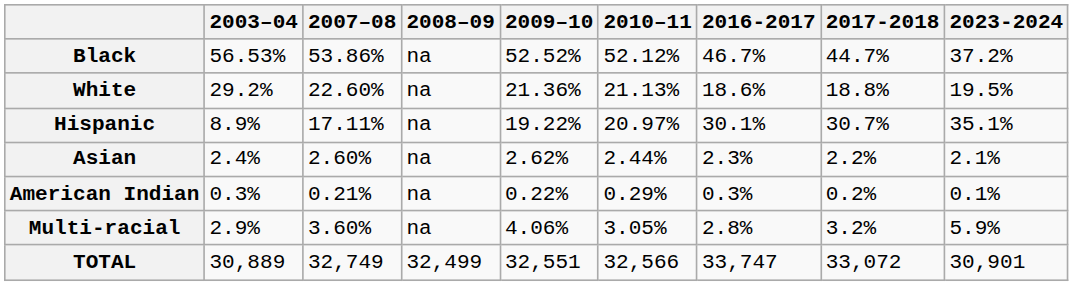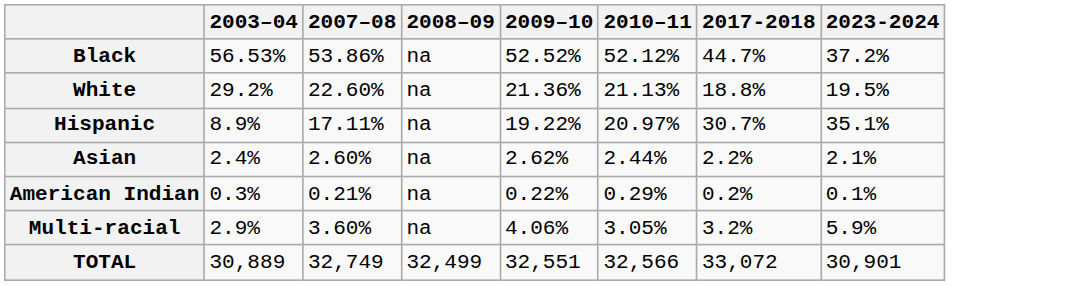- column: (759, 22)
